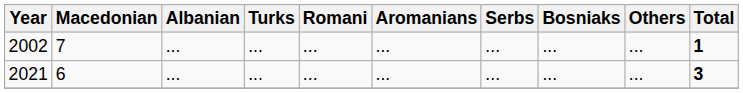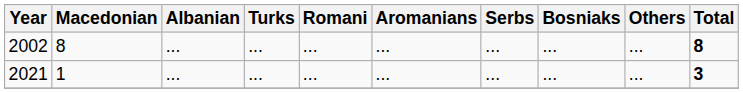(61, 46) 7 -> (61, 46) 8
(698, 46) 1 -> (698, 46) 8
(61, 74) 6 -> (61, 74) 1
